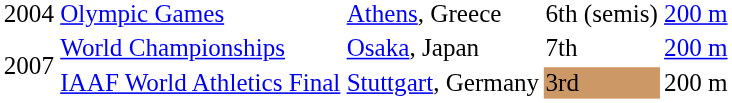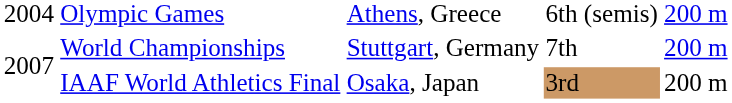(413, 48) Osaka, Japan -> (443, 48) Stuttgart, Germany
(443, 82) Stuttgart, Germany -> (413, 82) Osaka, Japan
